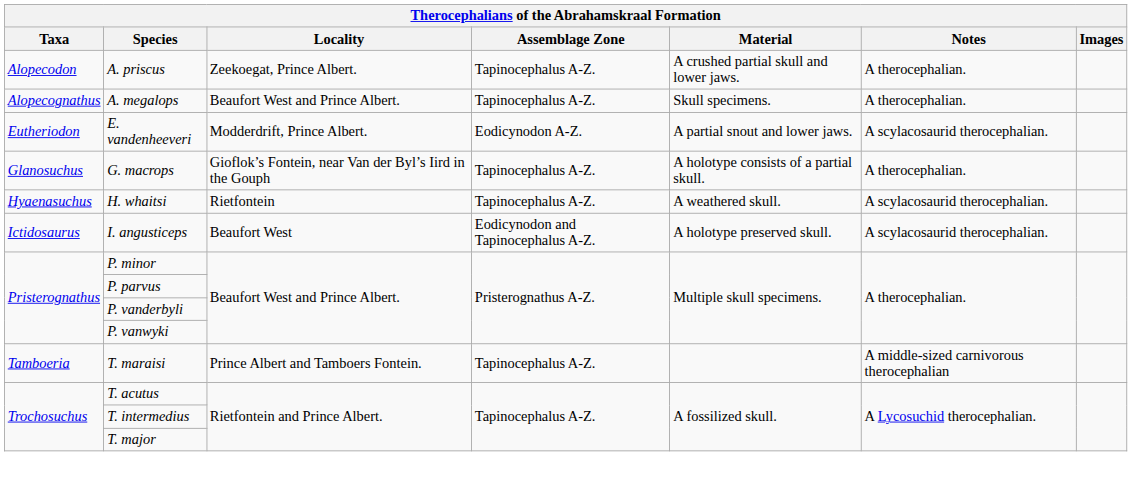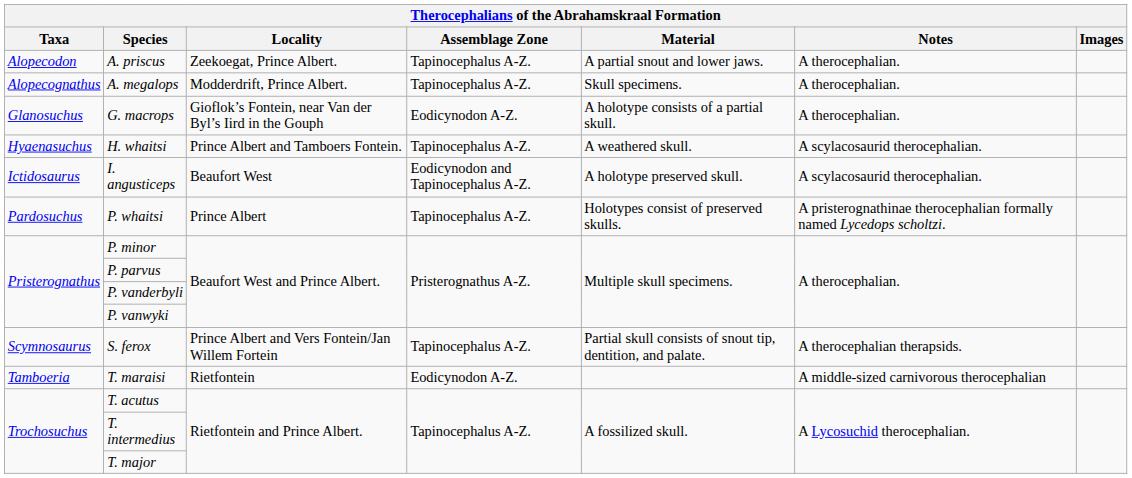(750, 69) A crushed partial skull and lower jaws. -> (674, 61) A partial snout and lower jaws.
(305, 100) Beaufort West and Prince Albert. -> (269, 84) Modderdrift, Prince Albert.
- row: (149, 131)
(535, 170) Tapinocephalus A-Z. -> (464, 115) Eodicynodon A-Z.
(242, 201) Rietfontein -> (296, 146) Prince Albert and Tamboers Fontein.
+ row: (135, 216)
+ row: (129, 346)
(316, 362) Prince Albert and Tamboers Fontein. -> (222, 377) Rietfontein
(535, 362) Tapinocephalus A-Z. -> (464, 377) Eodicynodon A-Z.
